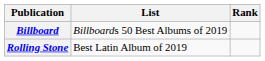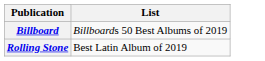- column: (245, 13)
